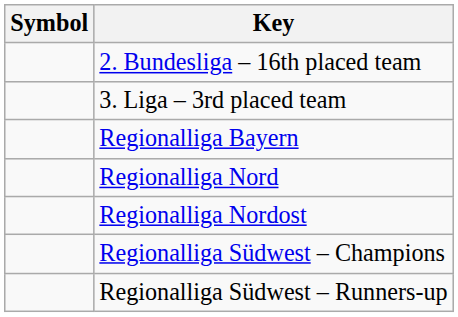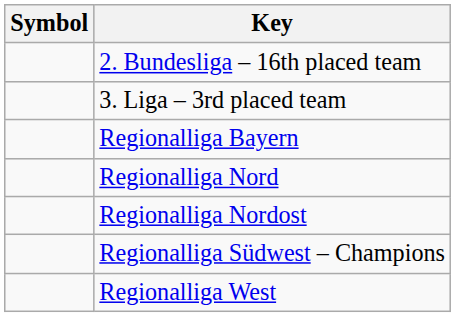- row: (273, 291)
+ row: (188, 291)
